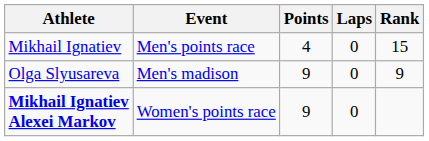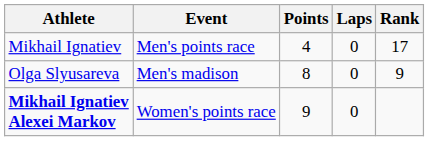(400, 46) 15 -> (400, 46) 17
(306, 74) 9 -> (306, 74) 8
